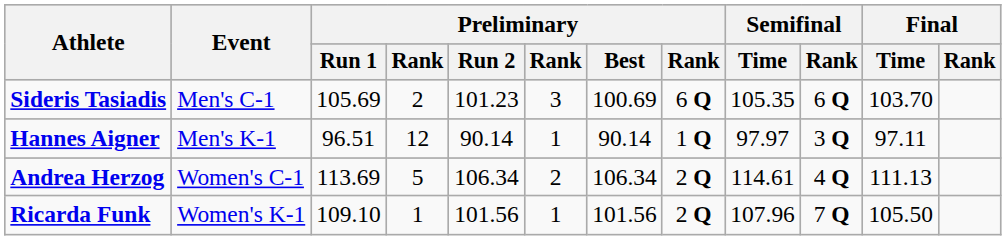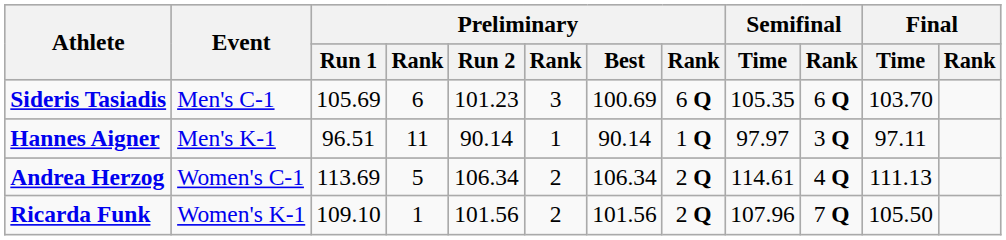(417, 99) 2 -> (417, 99) 6
(417, 138) 12 -> (417, 138) 11
(556, 215) 1 -> (556, 215) 2
